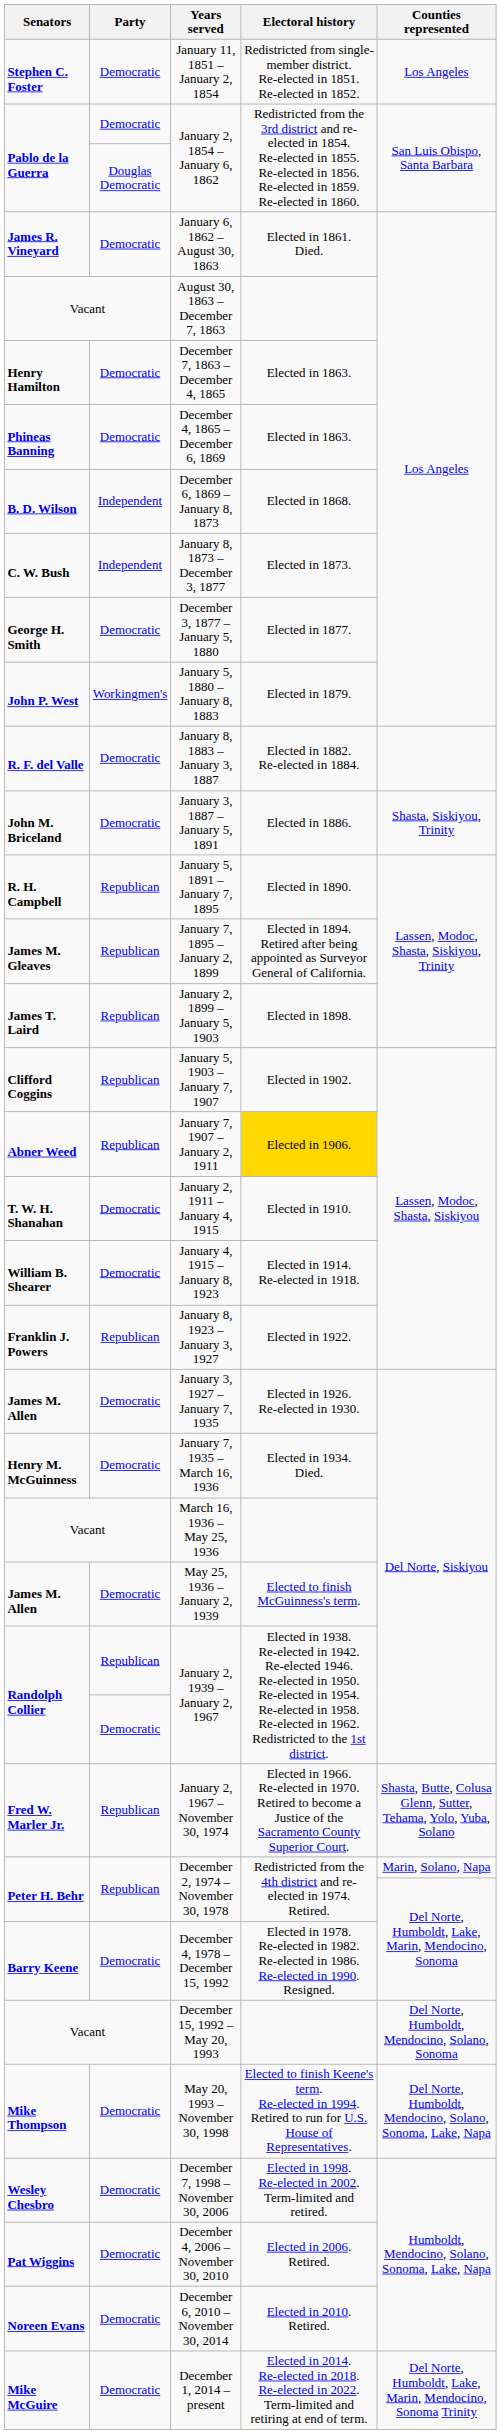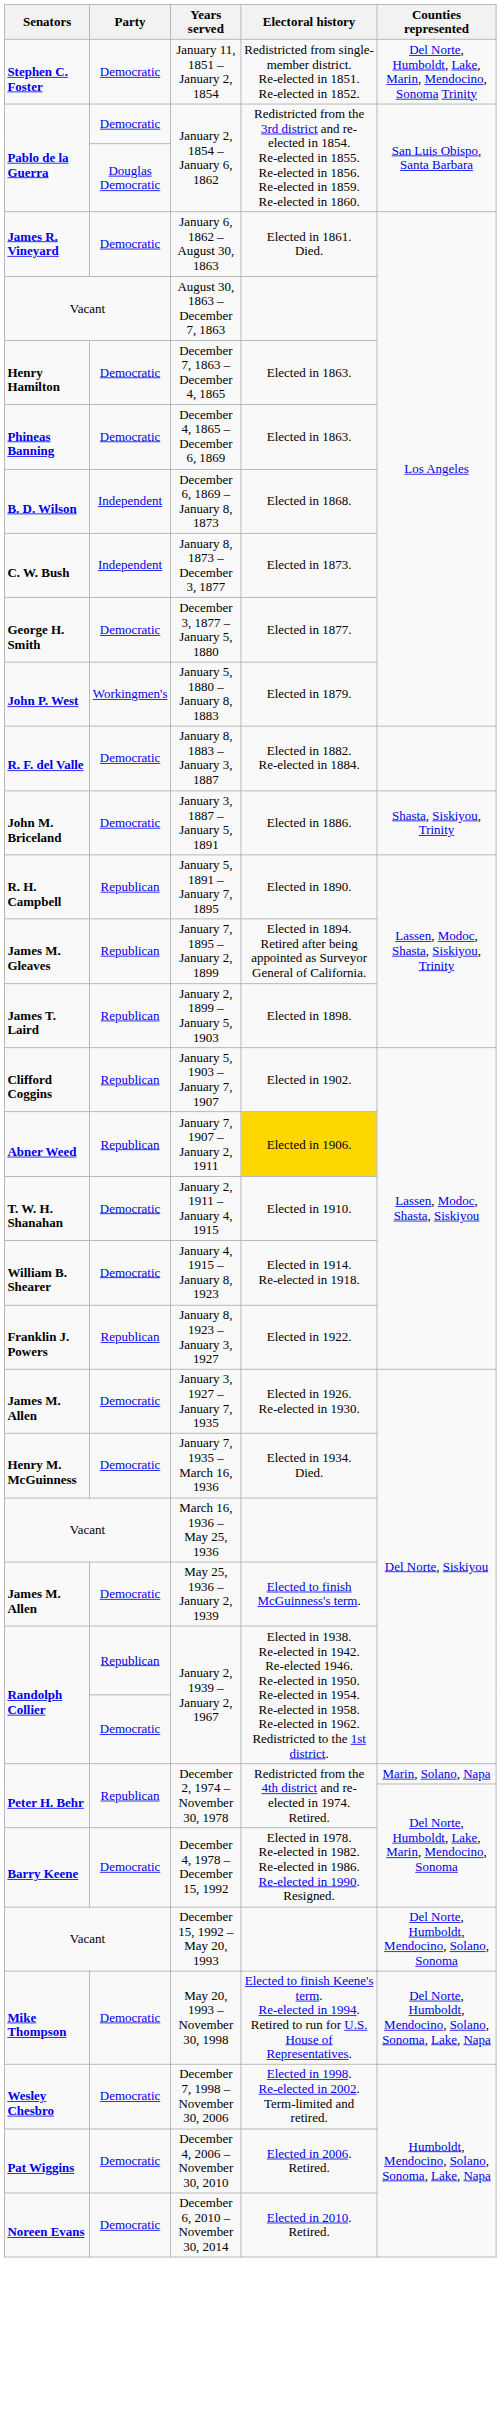(436, 71) Los Angeles -> (436, 71) Del Norte, Humboldt, Lake, Marin, Mendocino, Sonoma Trinity
- row: (130, 1810)
- row: (130, 2390)
